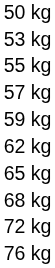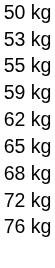- row: (28, 93)
